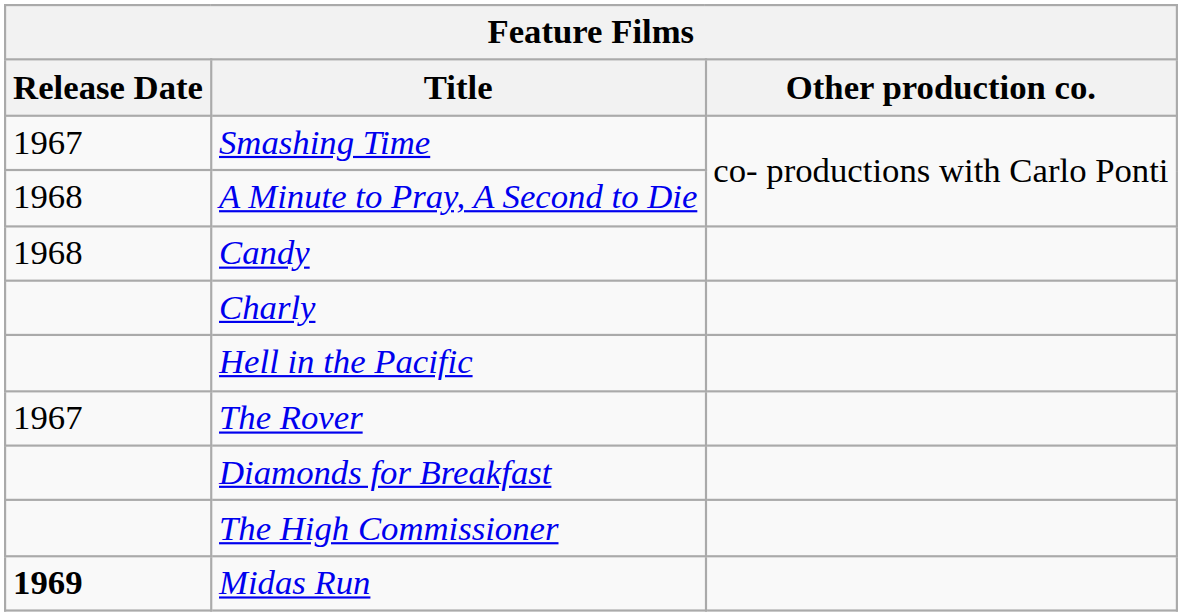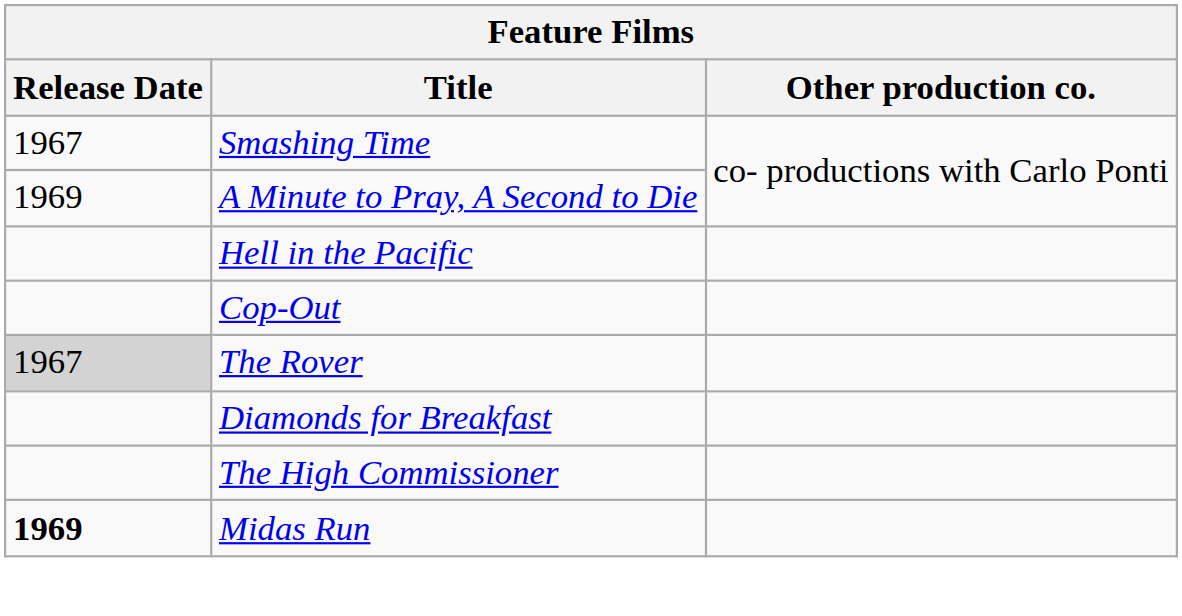(48, 197) 1968 -> (48, 197) 1969
- row: (264, 252)
- row: (267, 307)
+ row: (280, 307)
(48, 417) no background -> (48, 362) lightgrey background
